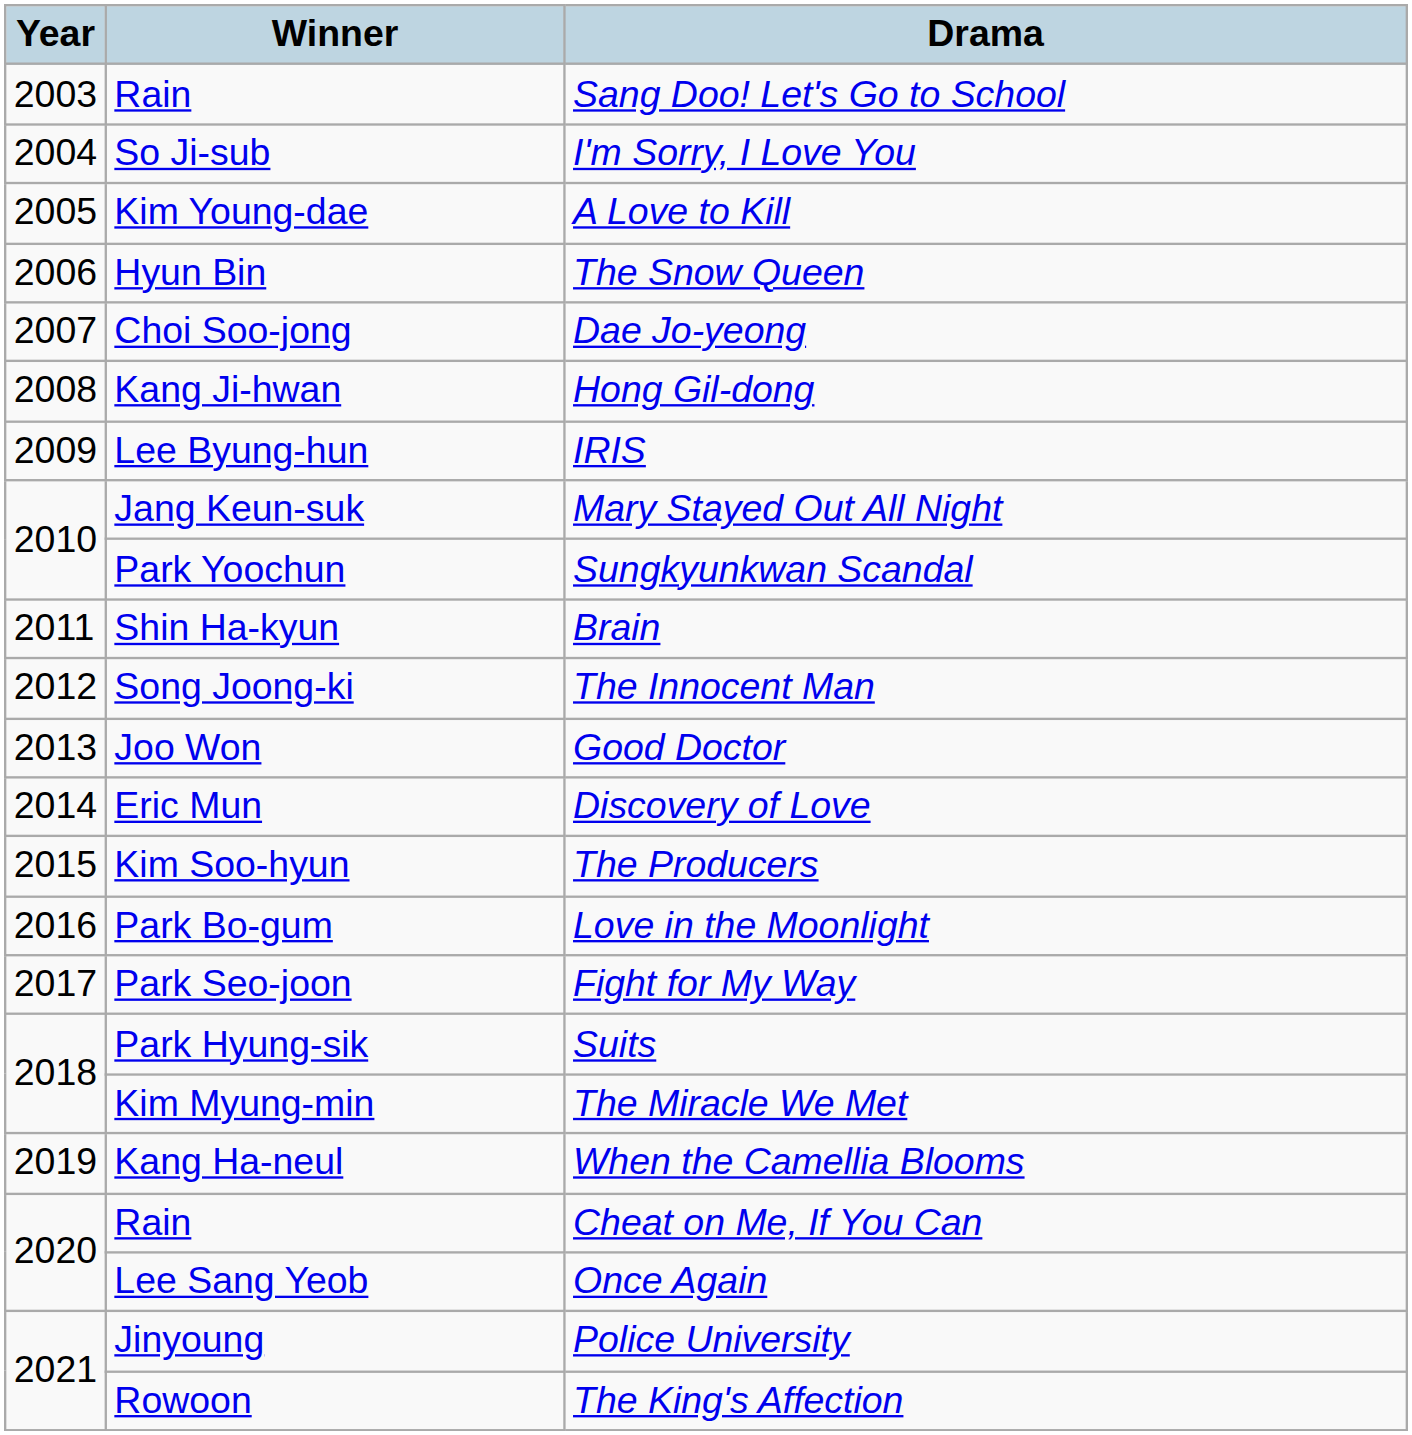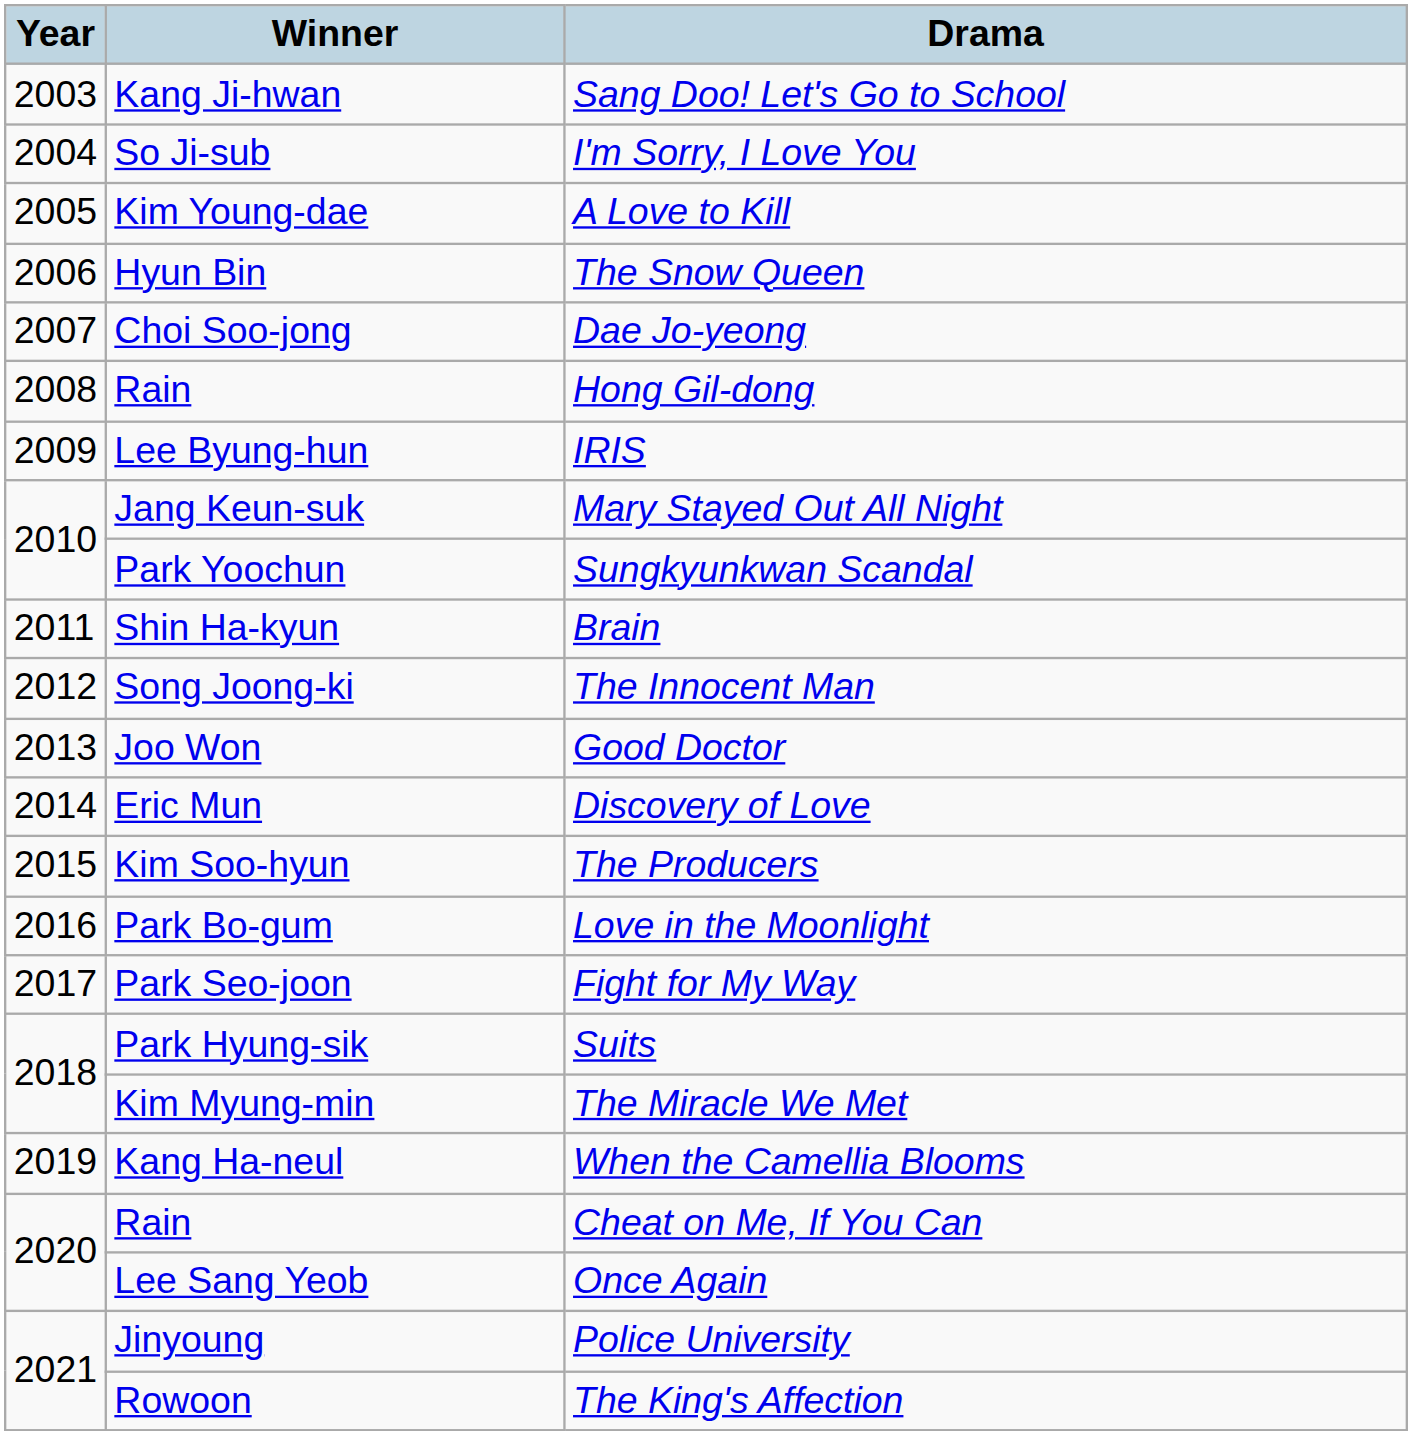(153, 93) Rain -> (228, 93) Kang Ji-hwan
(228, 390) Kang Ji-hwan -> (153, 390) Rain
